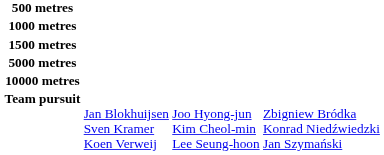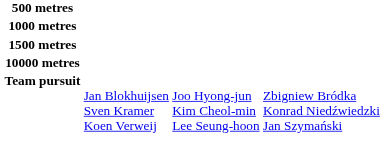- row: (42, 62)
